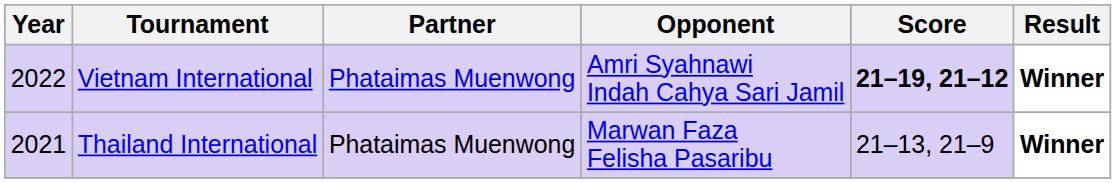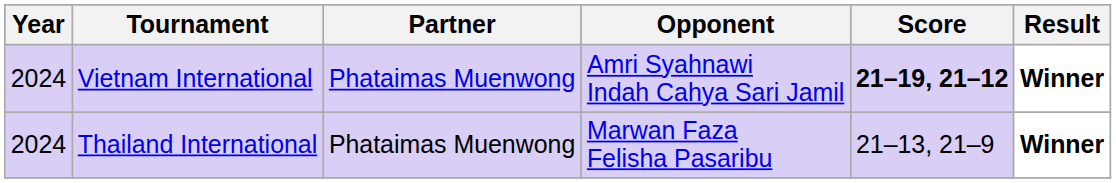(38, 78) 2022 -> (38, 78) 2024
(38, 145) 2021 -> (38, 145) 2024
